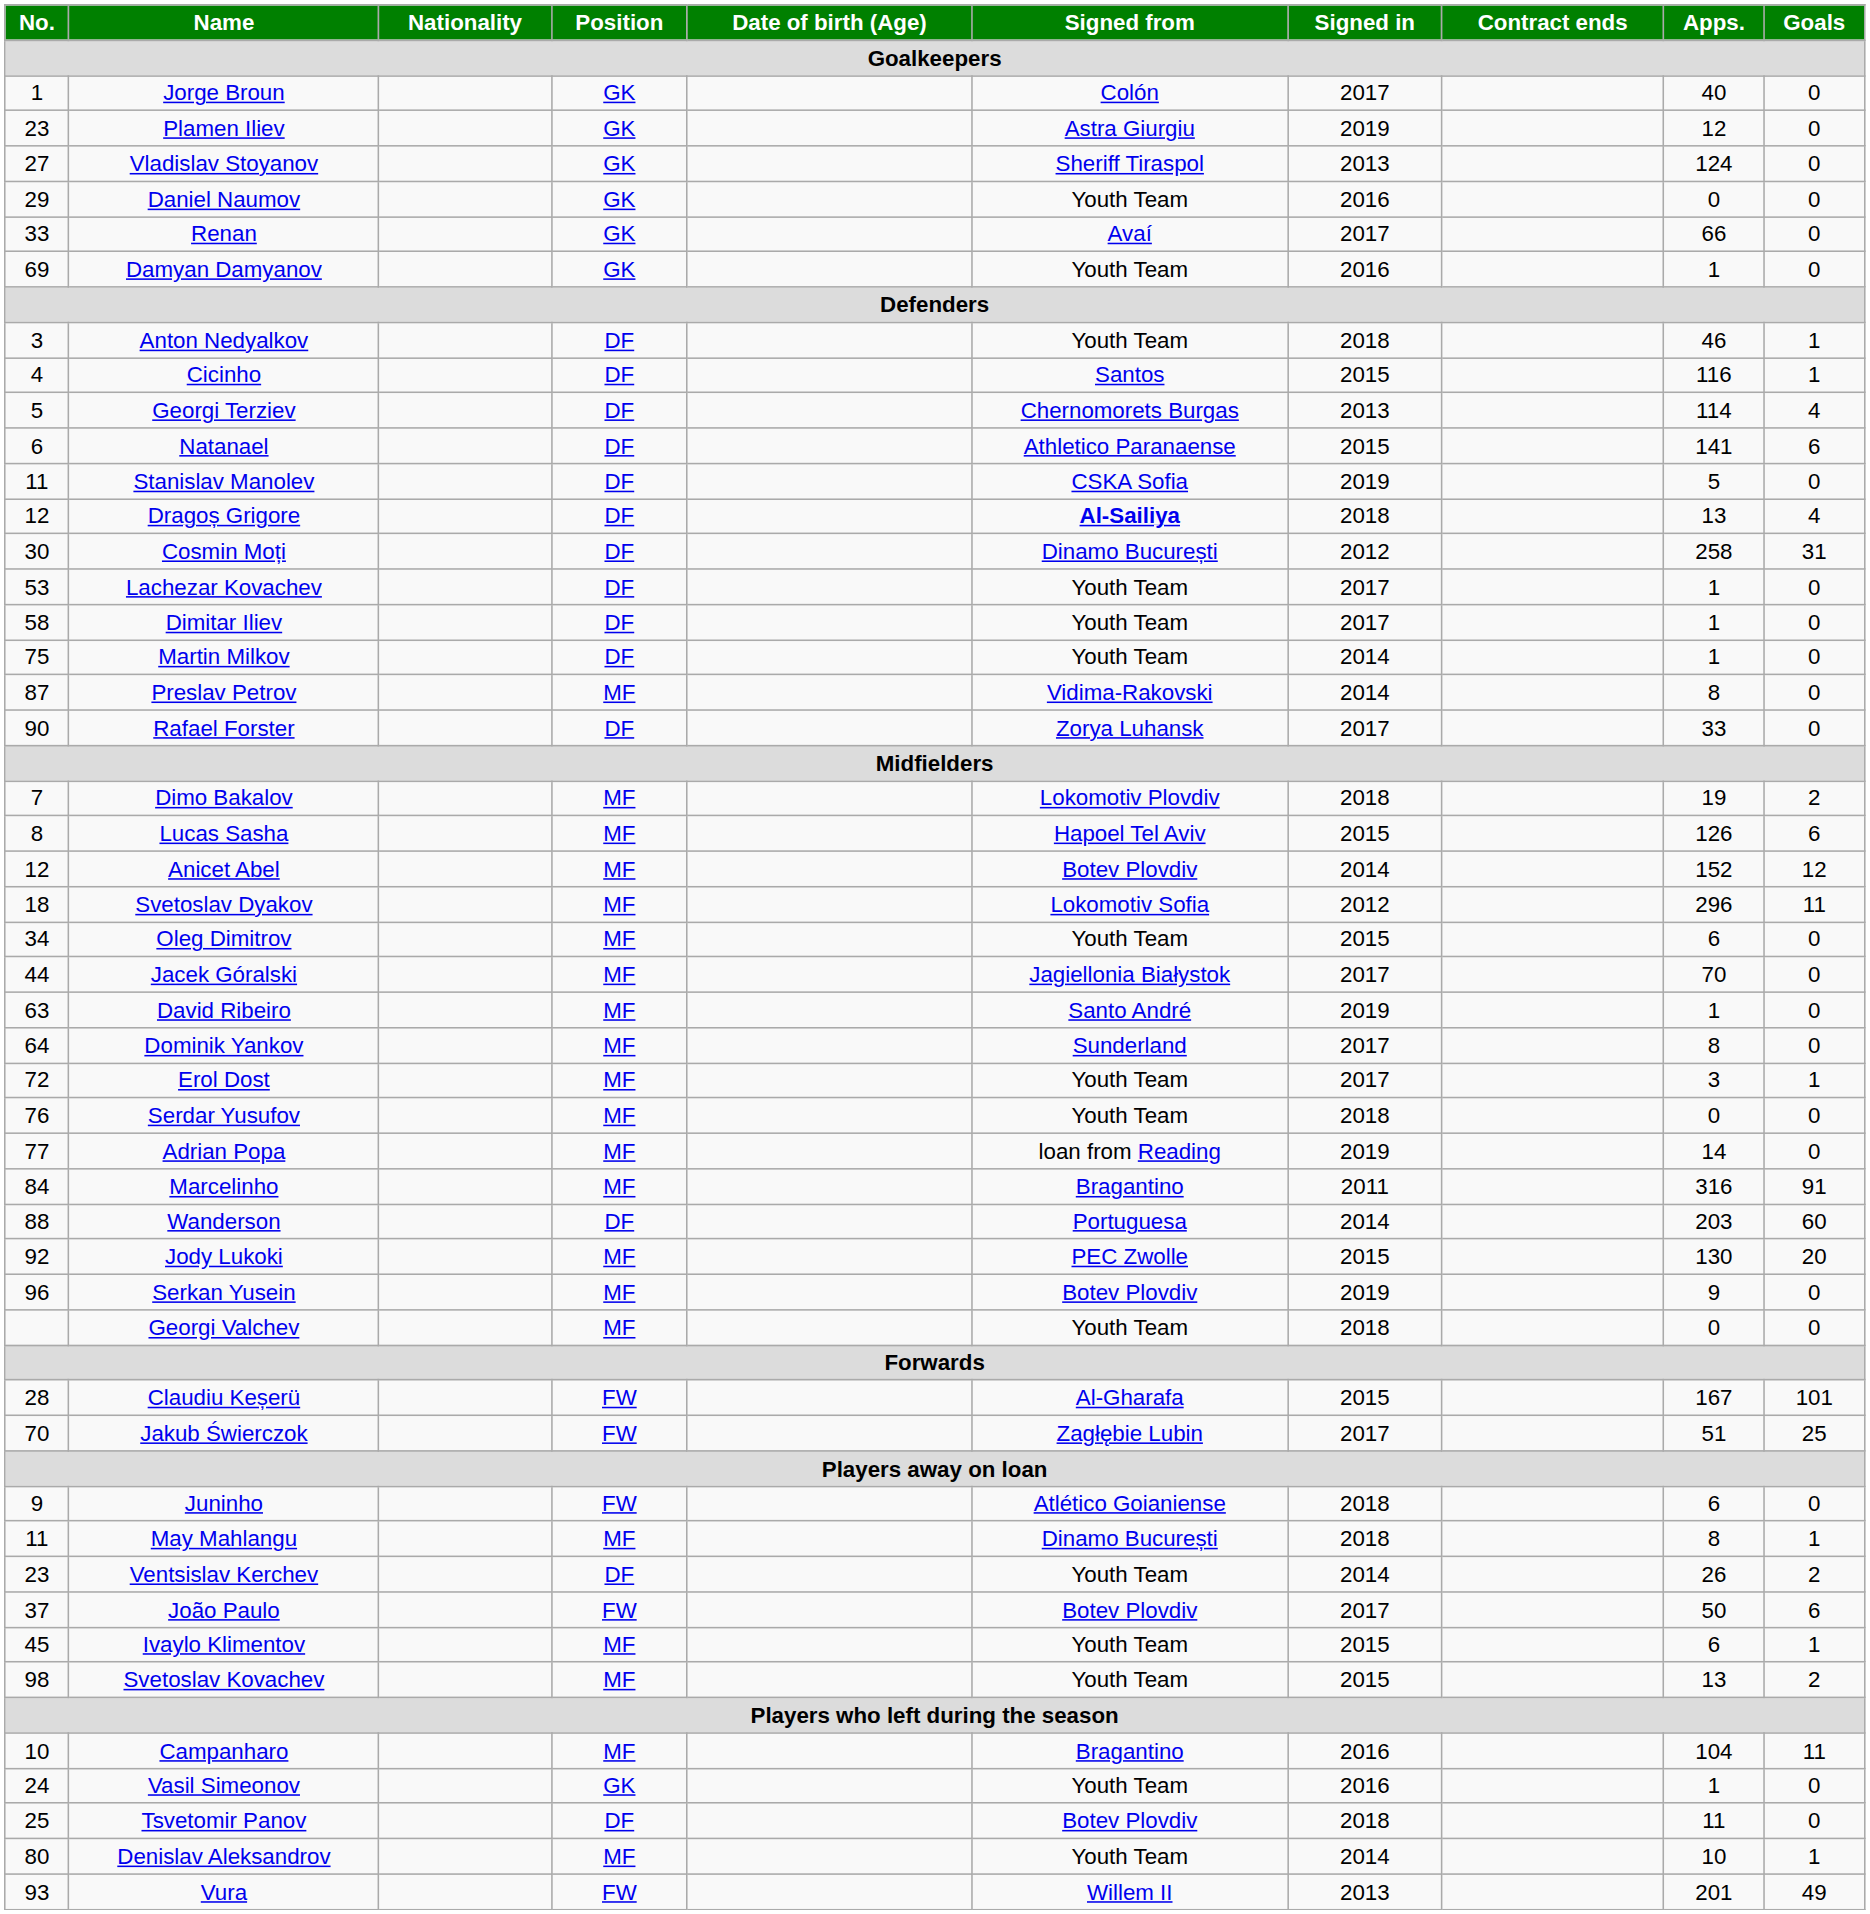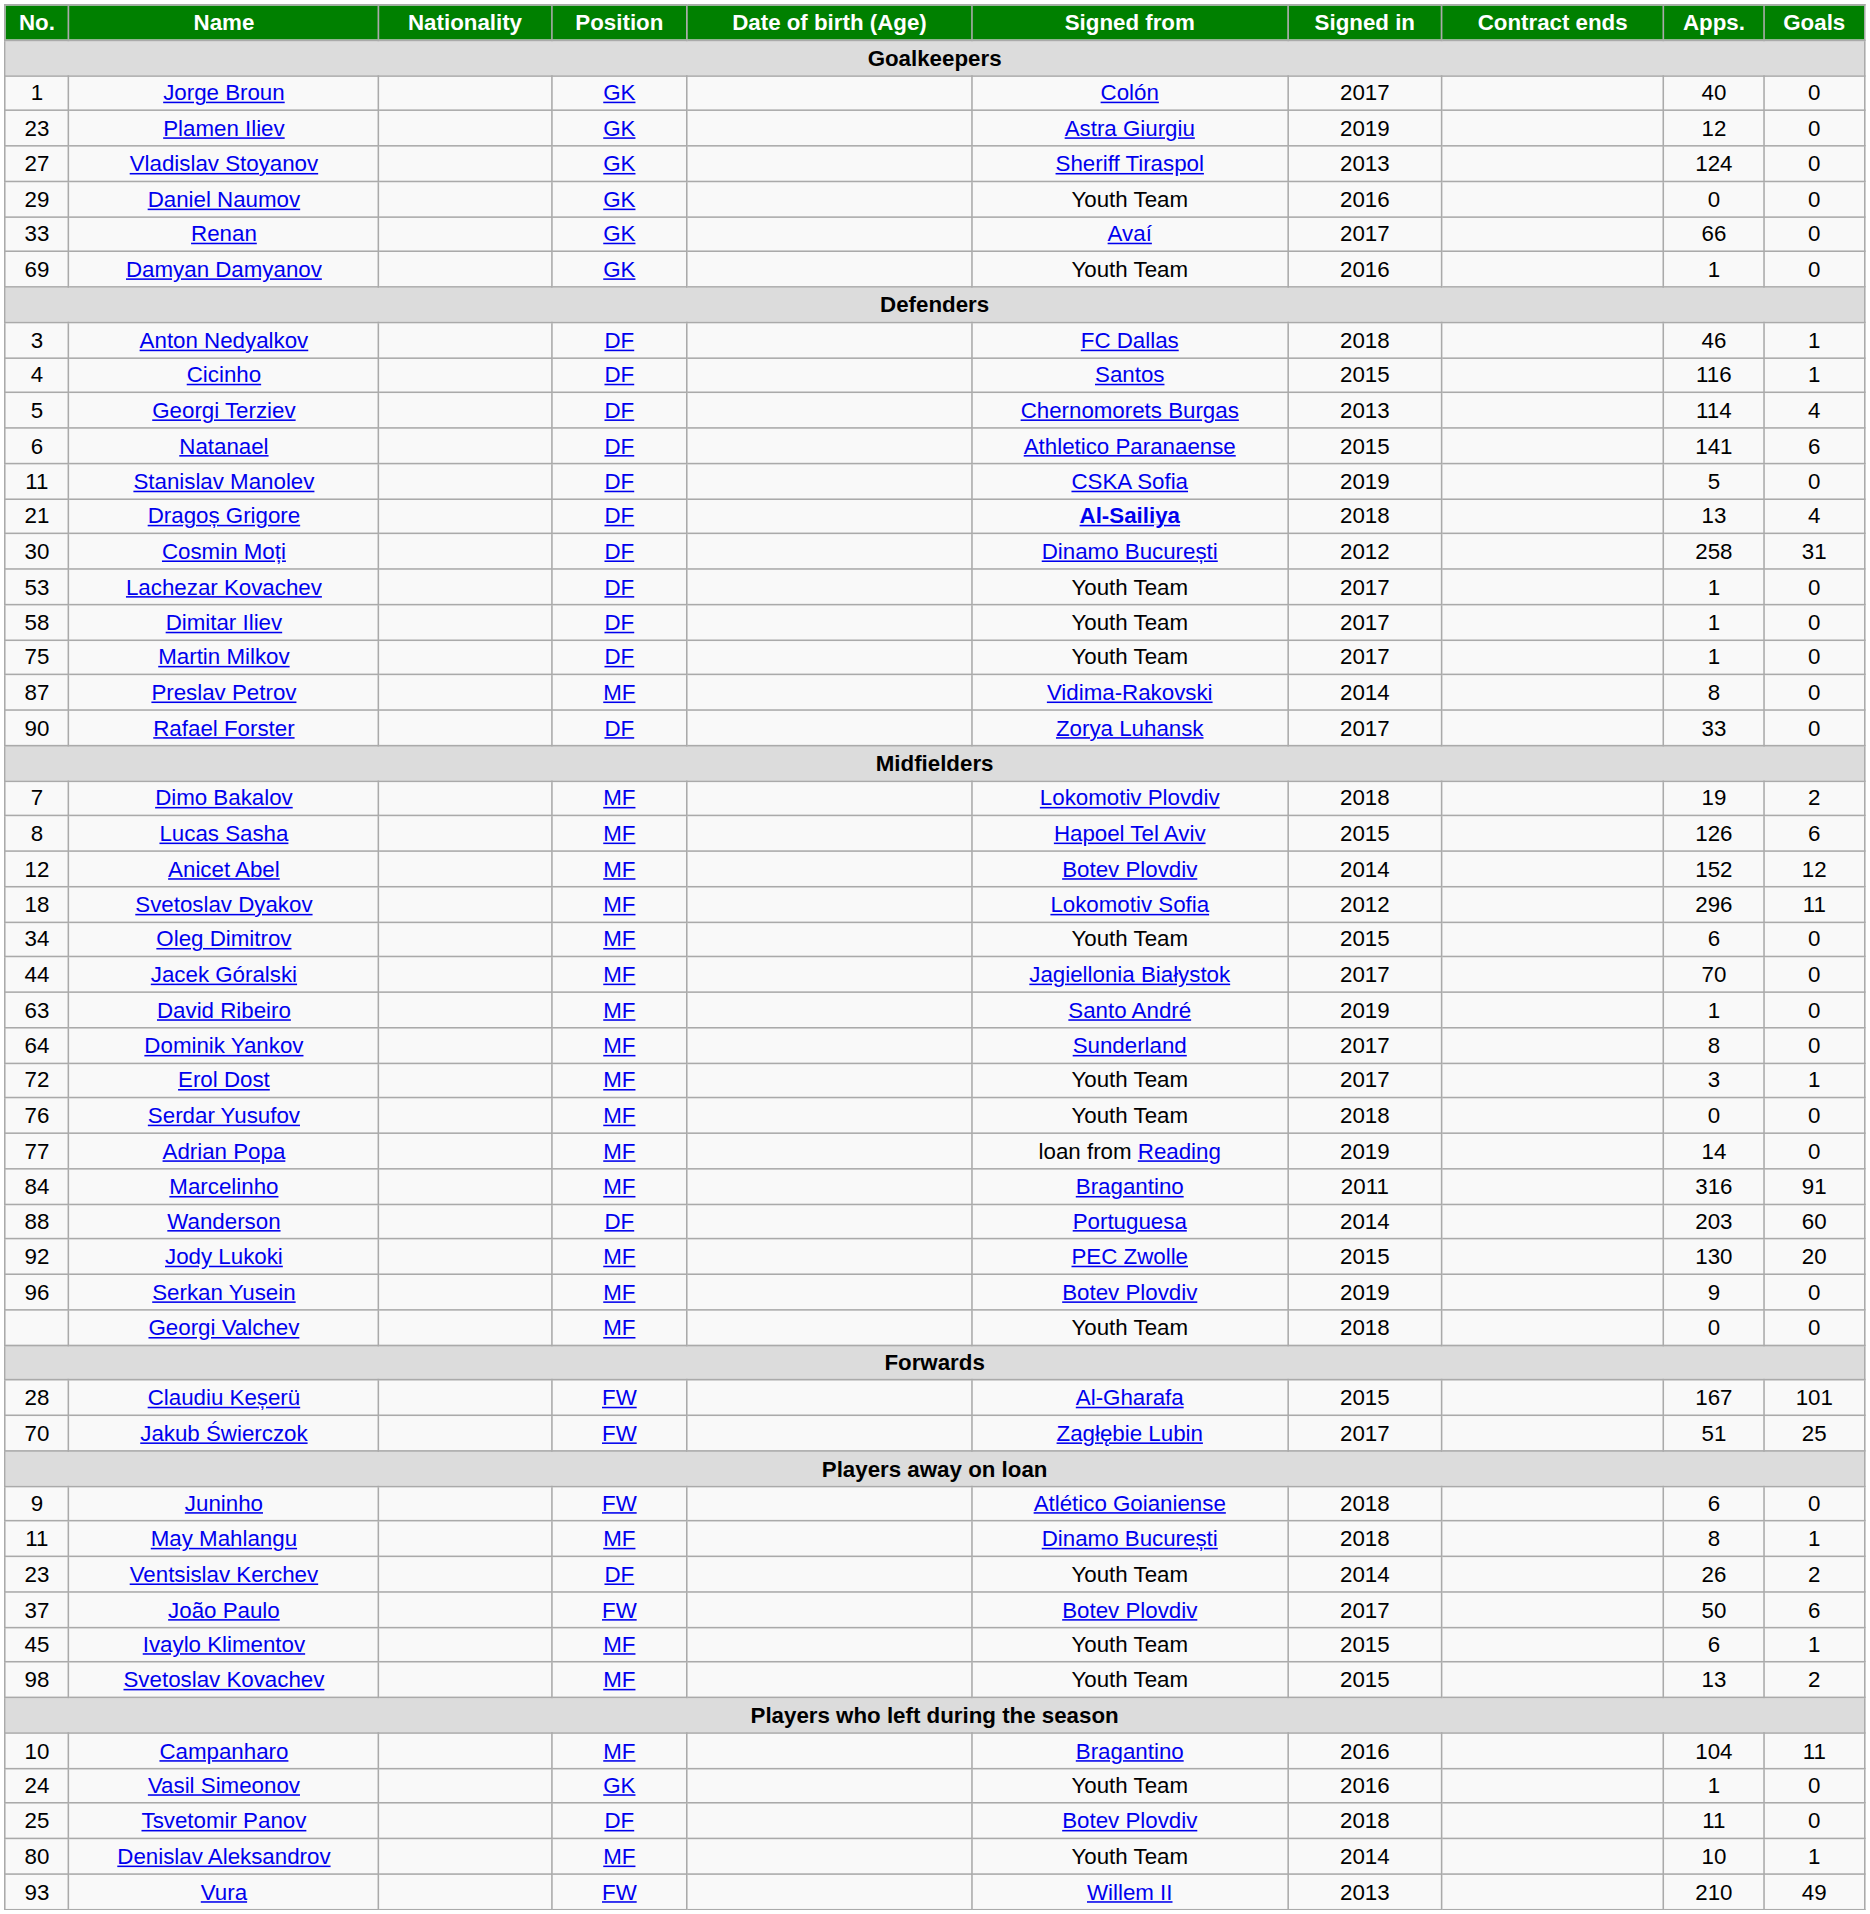(1130, 340) Youth Team -> (1130, 340) FC Dallas
(37, 516) 12 -> (37, 516) 21
(1365, 658) 2014 -> (1365, 658) 2017
(1714, 1892) 201 -> (1714, 1892) 210
